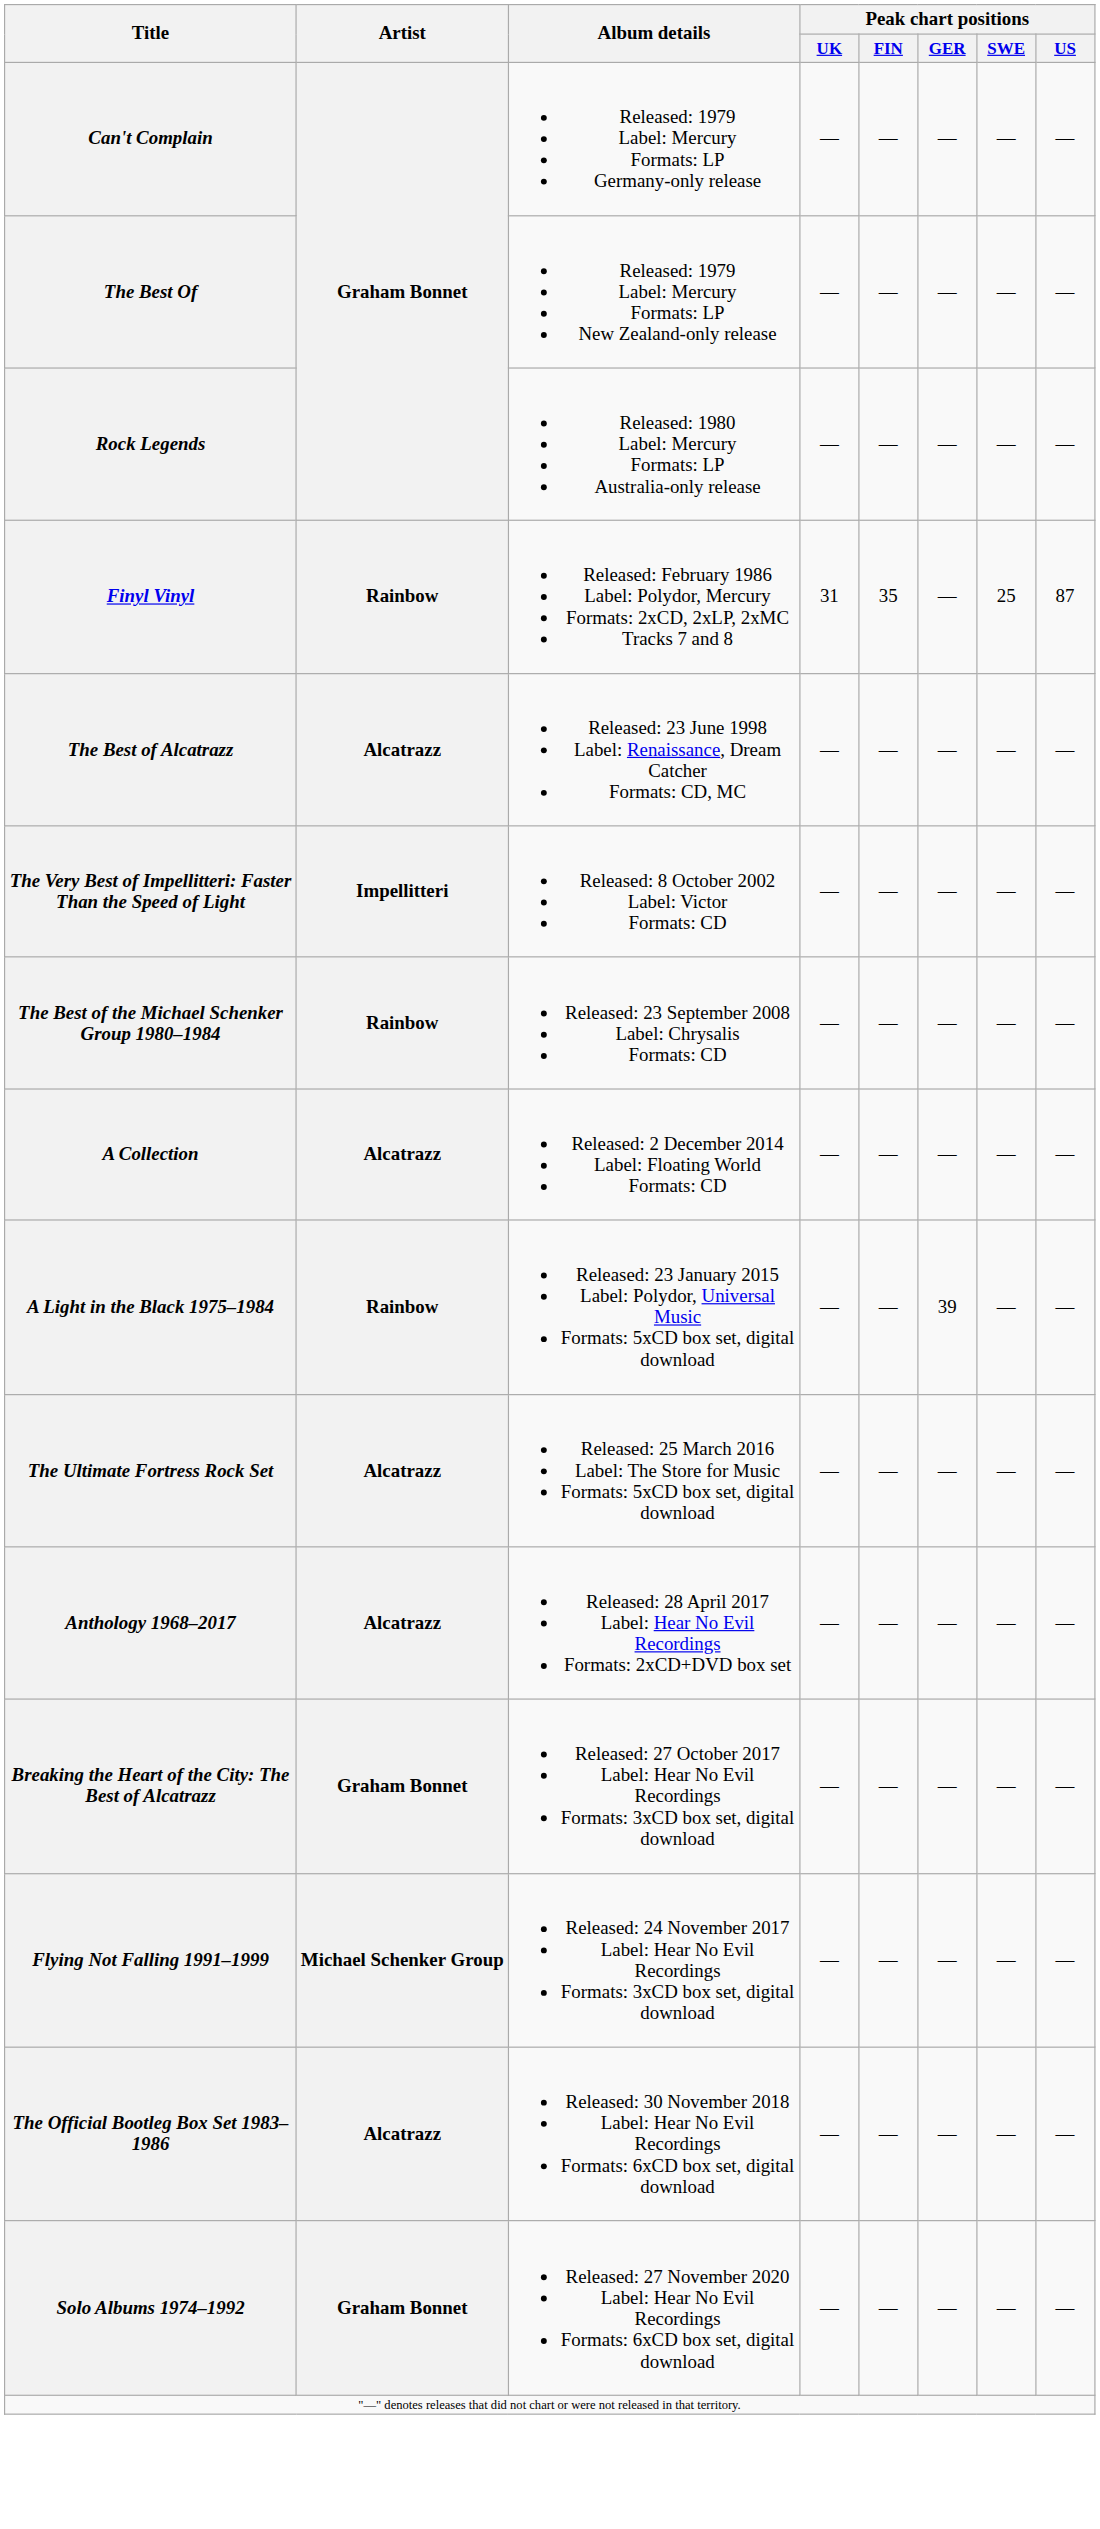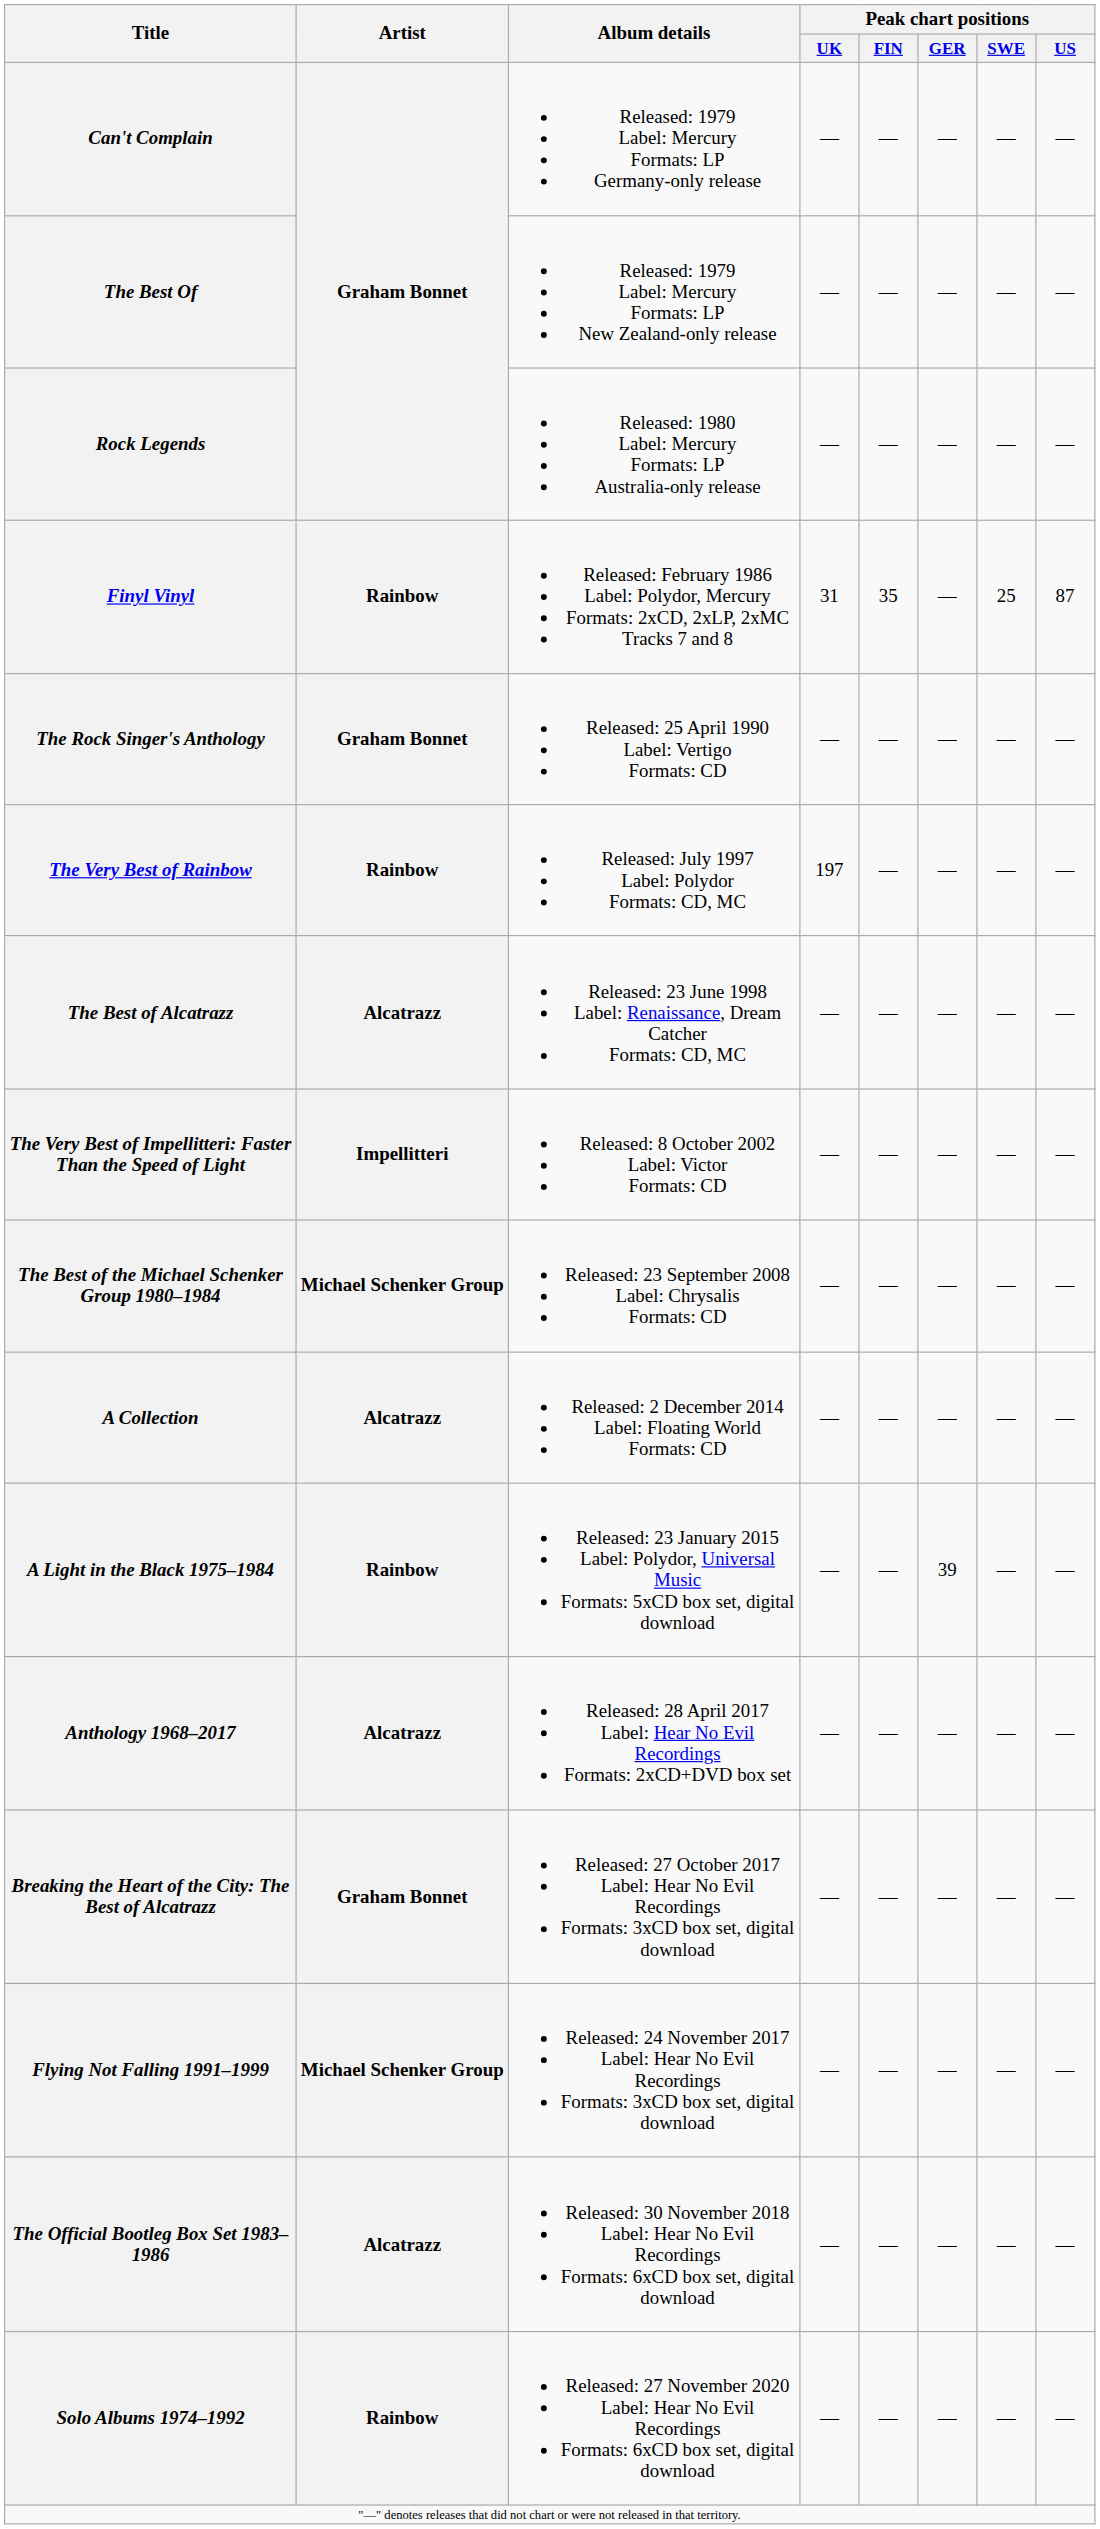+ row: (151, 738)
+ row: (151, 870)
(402, 1022) Rainbow -> (402, 1285) Michael Schenker Group
- row: (151, 1470)
(402, 2307) Graham Bonnet -> (402, 2418) Rainbow
